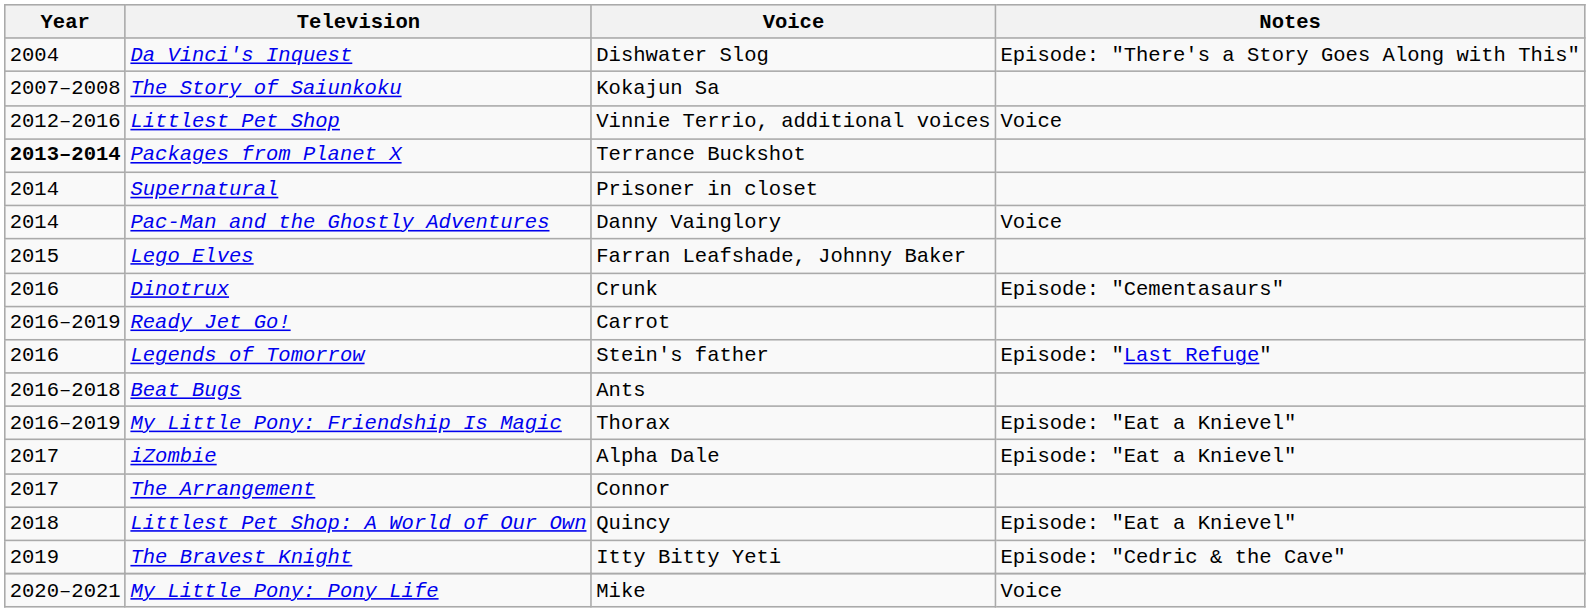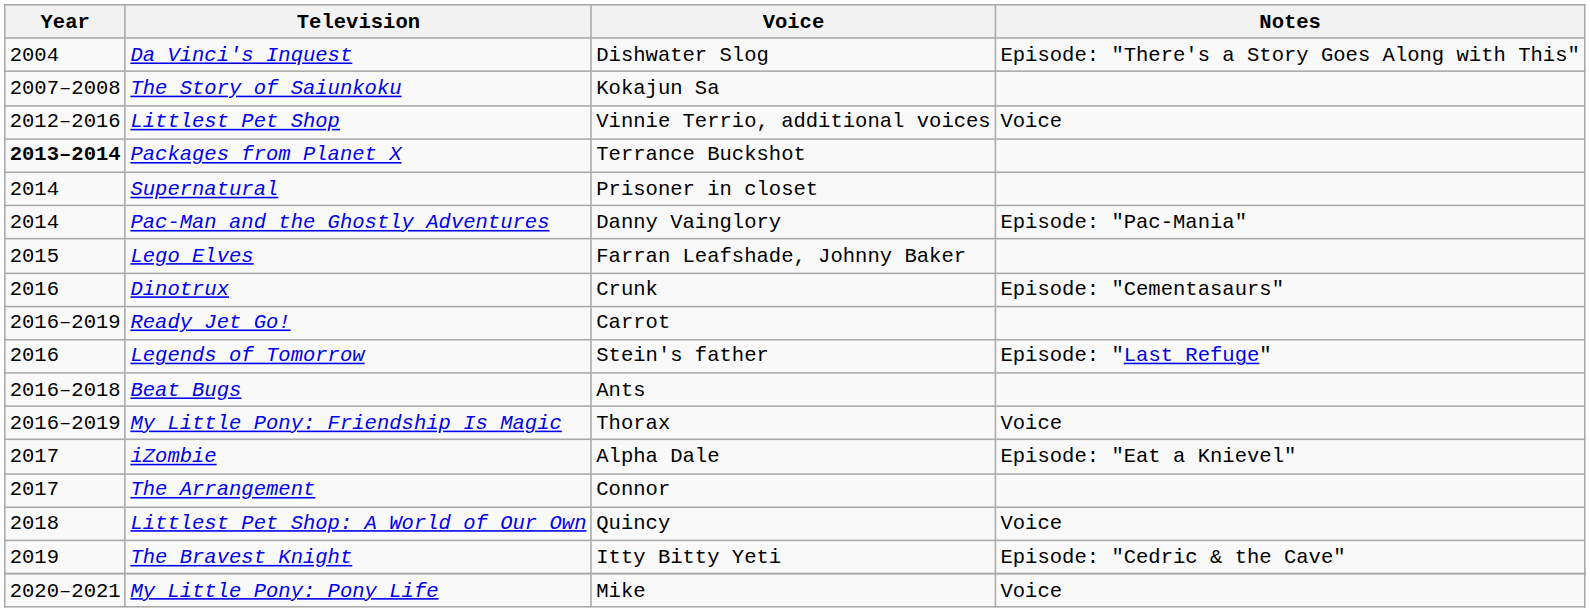(1031, 222) Voice -> (1124, 222) Episode: "Pac-Mania"
(1148, 423) Episode: "Eat a Knievel" -> (1031, 423) Voice
(1148, 524) Episode: "Eat a Knievel" -> (1031, 524) Voice
